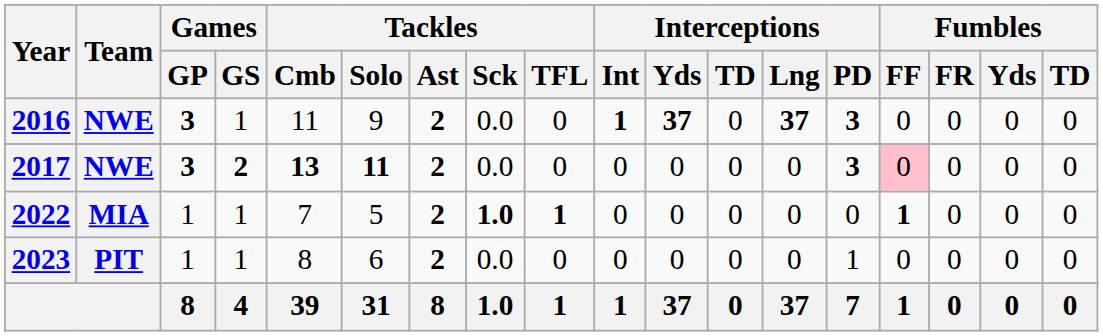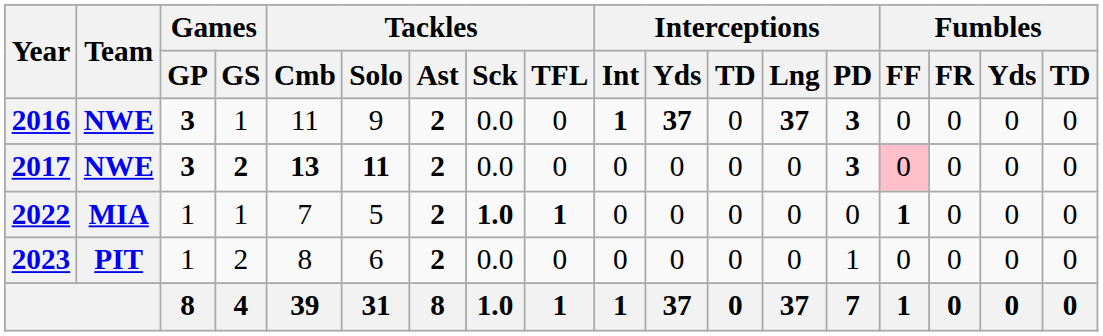(241, 259) 1 -> (241, 259) 2
